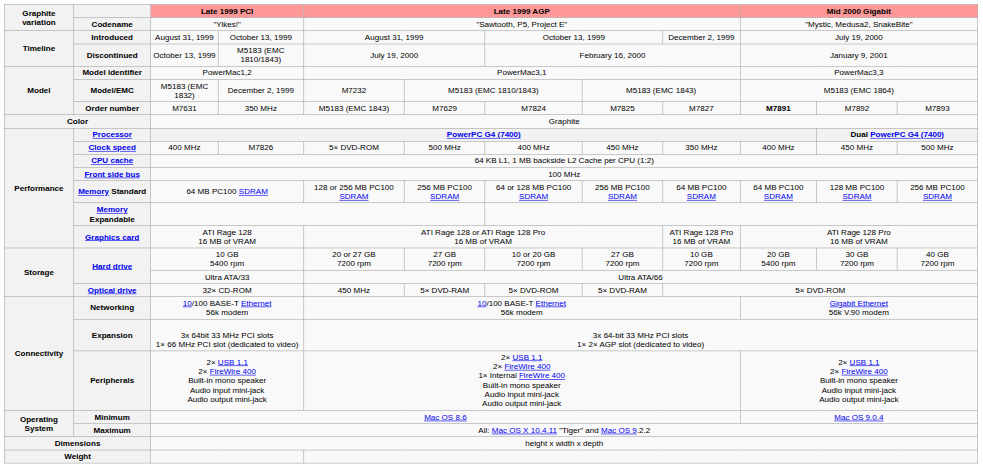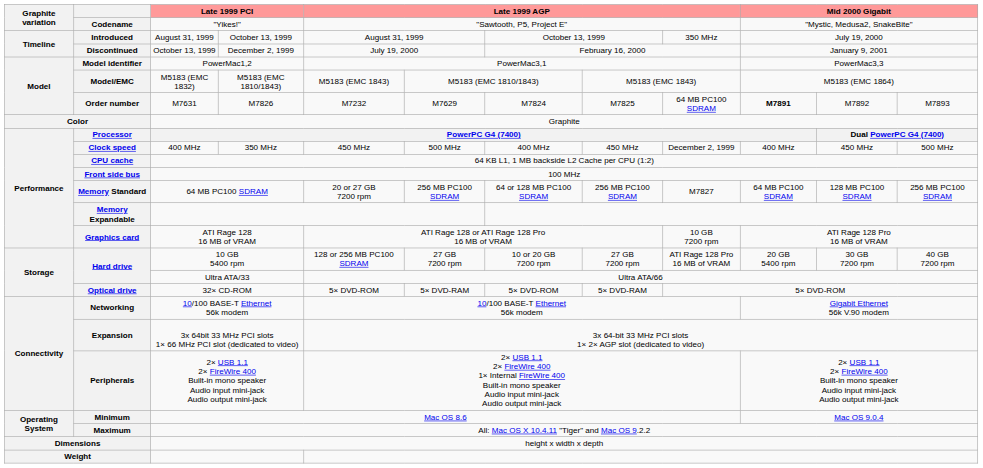(701, 37) December 2, 1999 -> (701, 37) 350 MHz
(261, 55) M5183 (EMC 1810/1843) -> (261, 50) December 2, 1999
(261, 91) December 2, 1999 -> (261, 81) M5183 (EMC 1810/1843)
(354, 91) M7232 -> (354, 81) M5183 (EMC 1843)
(261, 108) 350 MHz -> (261, 104) M7826
(354, 108) M5183 (EMC 1843) -> (354, 104) M7232
(701, 108) M7827 -> (701, 104) 64 MB PC100 SDRAM
(261, 148) M7826 -> (261, 148) 350 MHz
(354, 148) 5× DVD-ROM -> (354, 148) 450 MHz
(701, 148) 350 MHz -> (701, 148) December 2, 1999
(354, 192) 128 or 256 MB PC100 SDRAM -> (354, 192) 20 or 27 GB 7200 rpm
(701, 192) 64 MB PC100 SDRAM -> (701, 192) M7827
(701, 237) ATI Rage 128 Pro 16 MB of VRAM -> (701, 237) 10 GB 7200 rpm
(354, 259) 20 or 27 GB 7200 rpm -> (354, 259) 128 or 256 MB PC100 SDRAM
(701, 259) 10 GB 7200 rpm -> (701, 259) ATI Rage 128 Pro 16 MB of VRAM
(354, 290) 450 MHz -> (354, 290) 5× DVD-ROM
